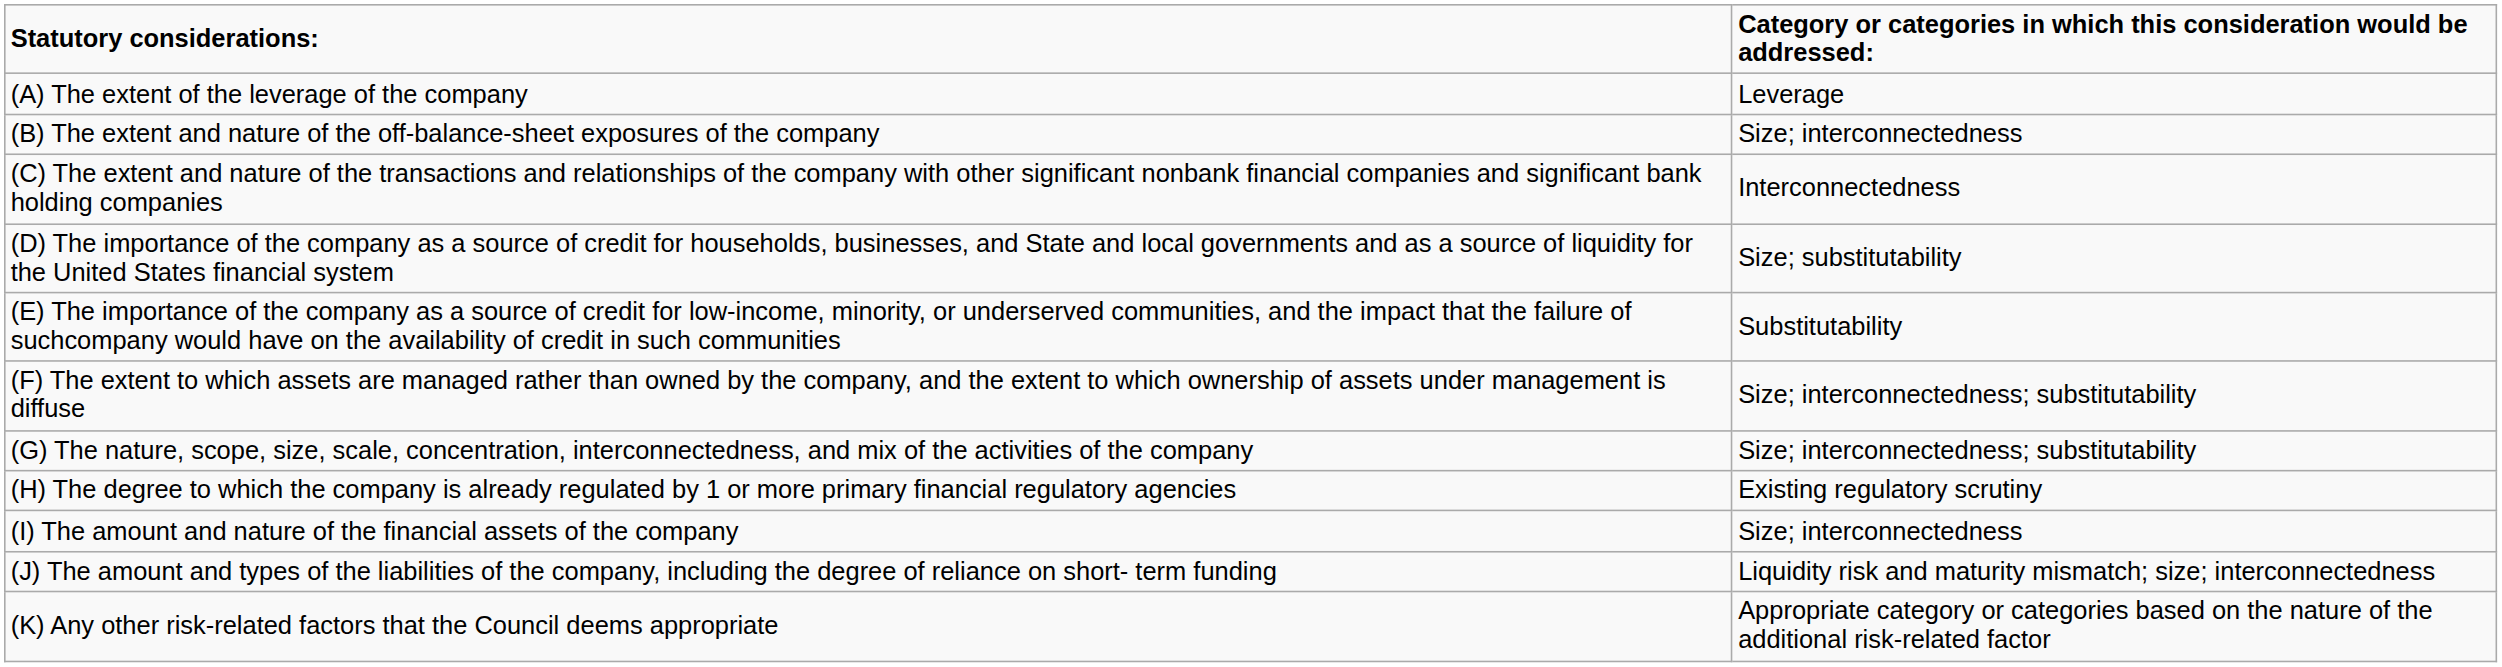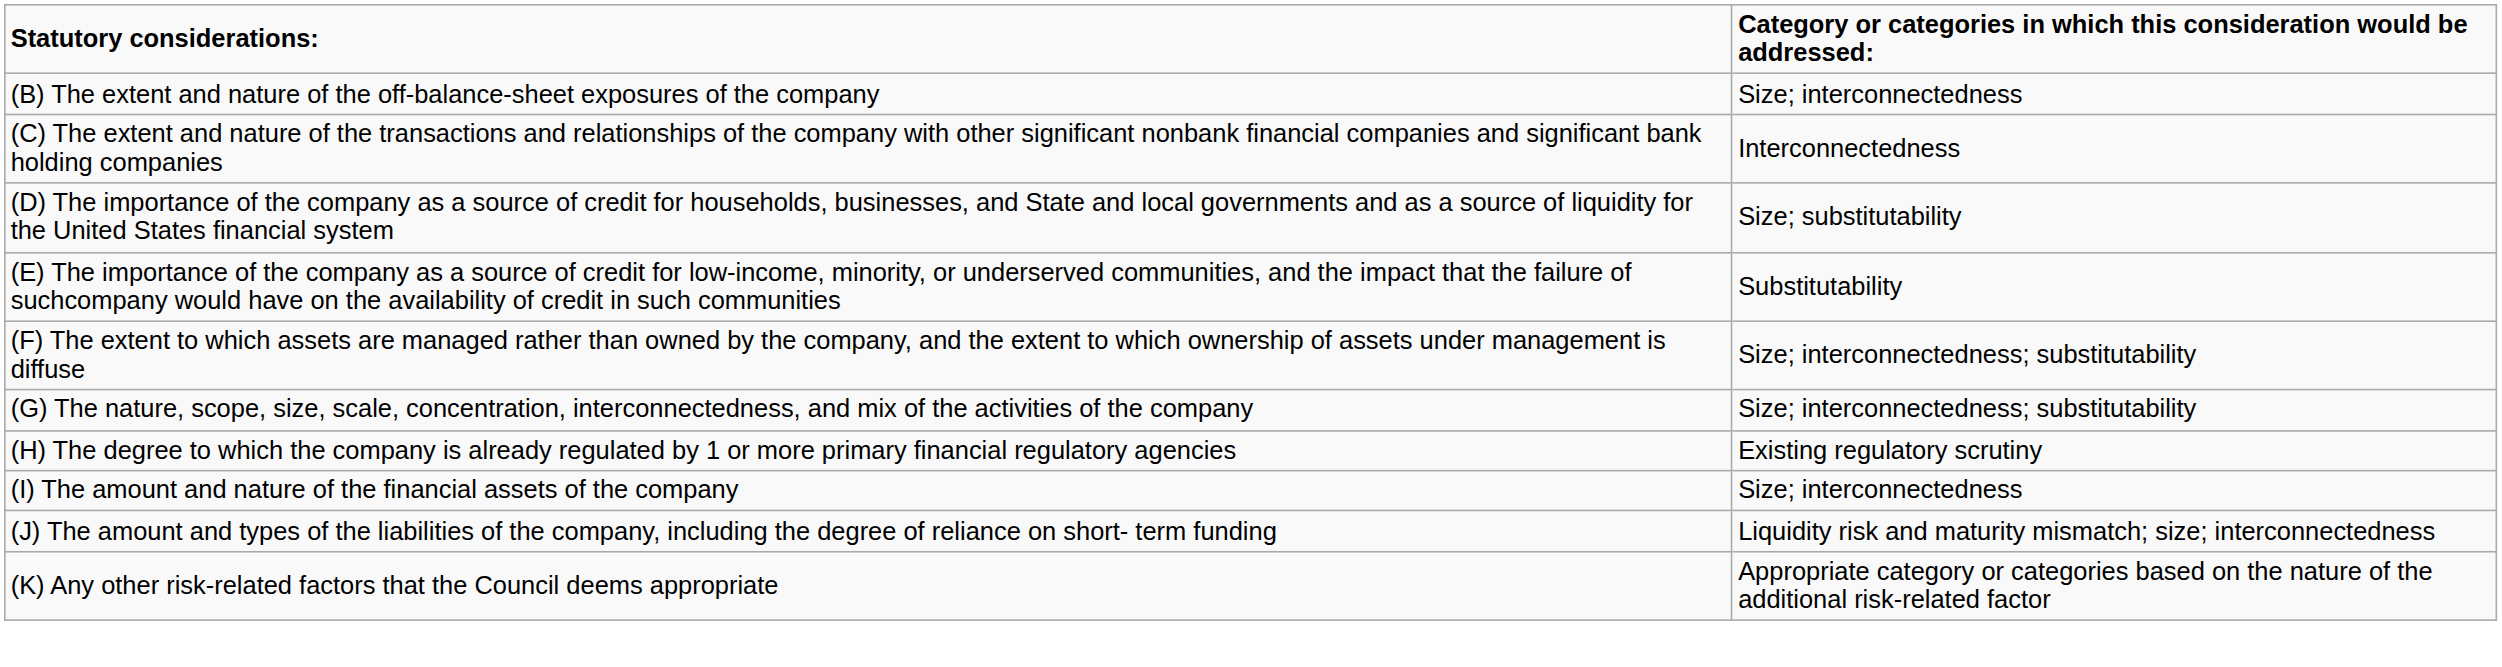- row: (269, 93)
